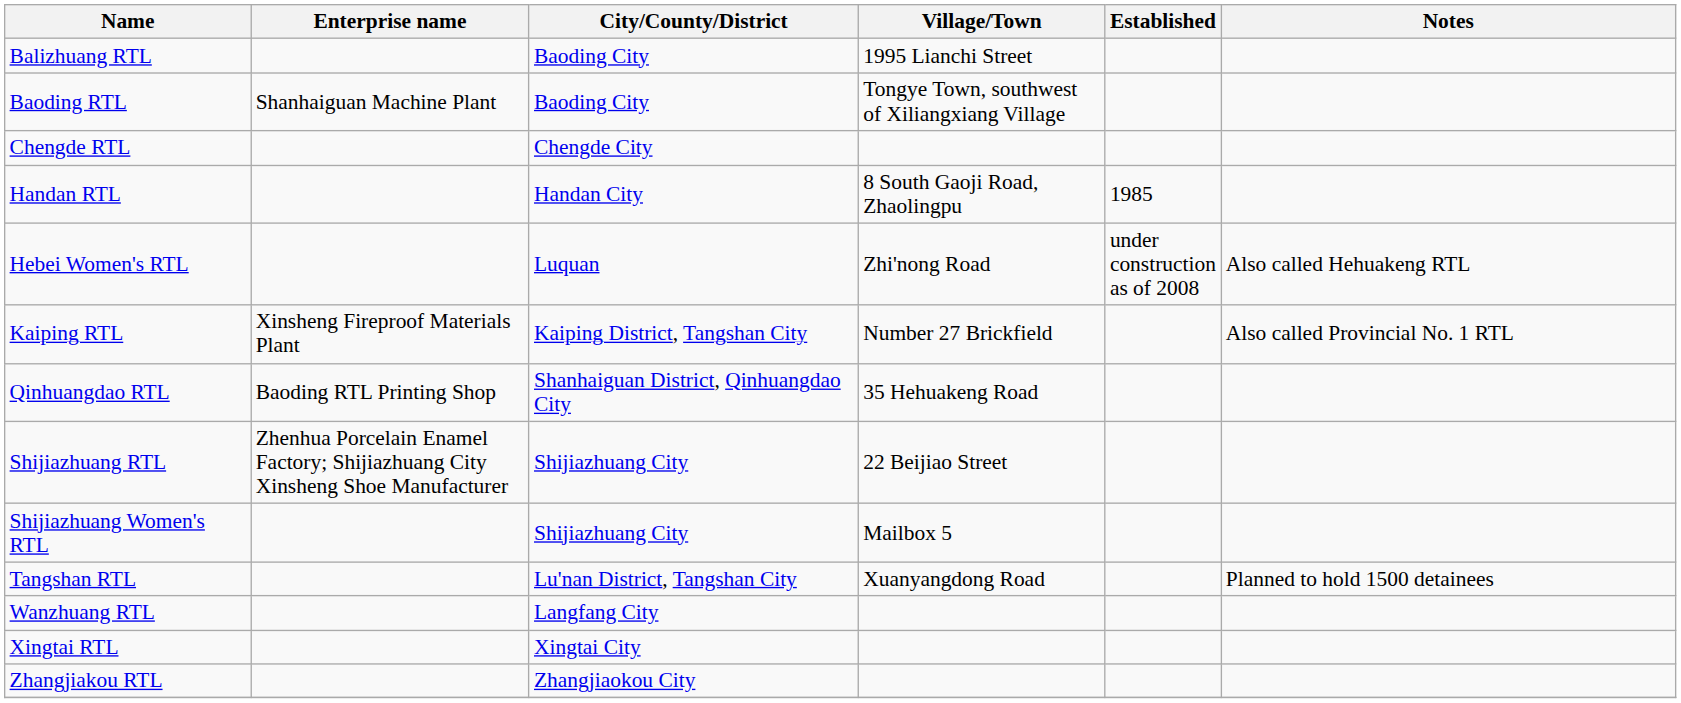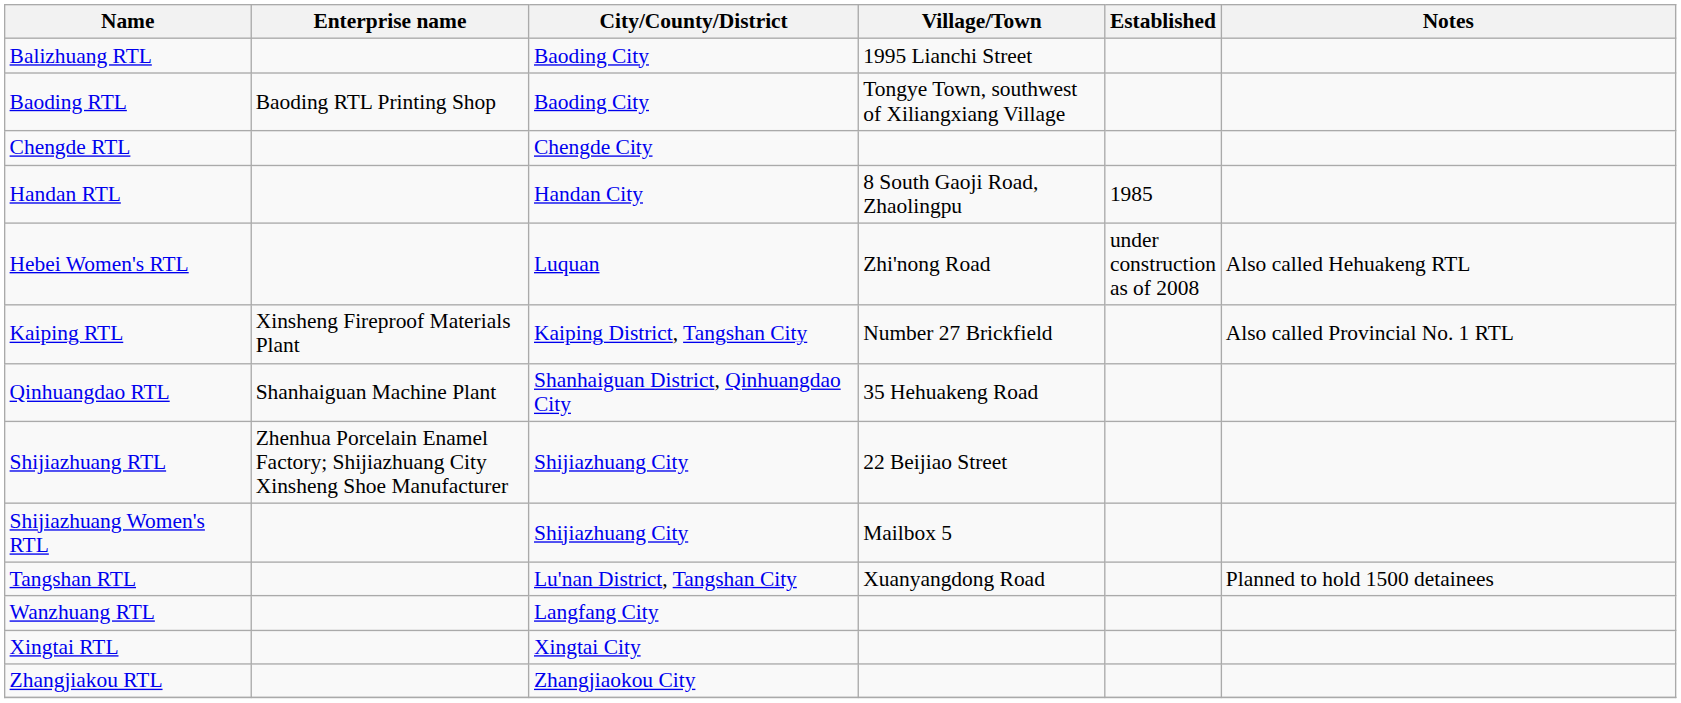(376, 101) Shanhaiguan Machine Plant -> (376, 101) Baoding RTL Printing Shop
(376, 392) Baoding RTL Printing Shop -> (376, 392) Shanhaiguan Machine Plant
